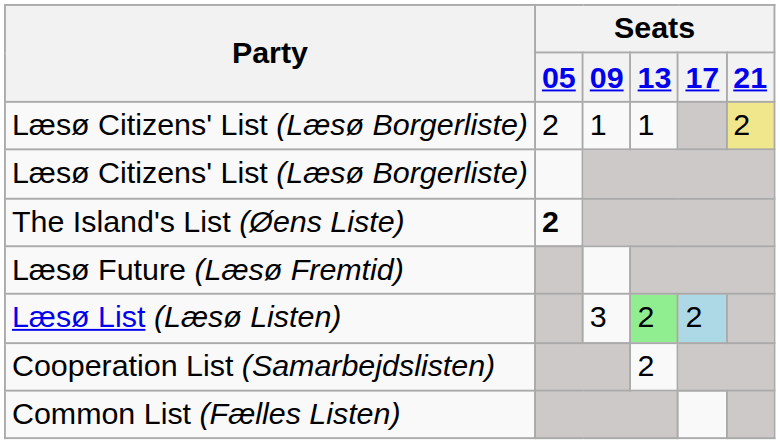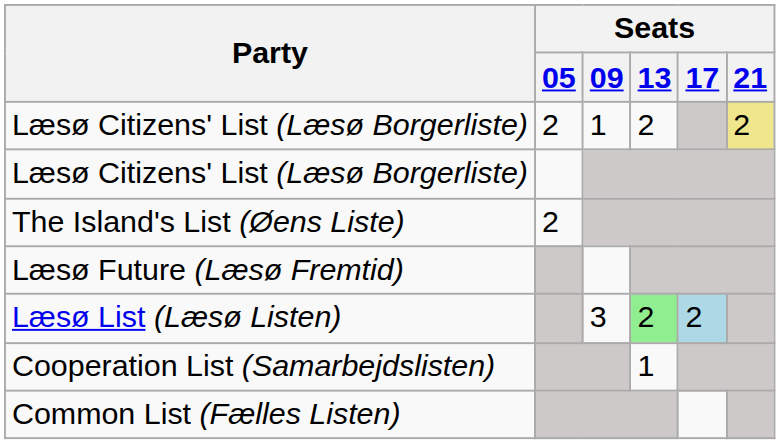(646, 125) 1 -> (646, 125) 2
(550, 221) bold -> (550, 221) normal
(646, 366) 2 -> (646, 366) 1
